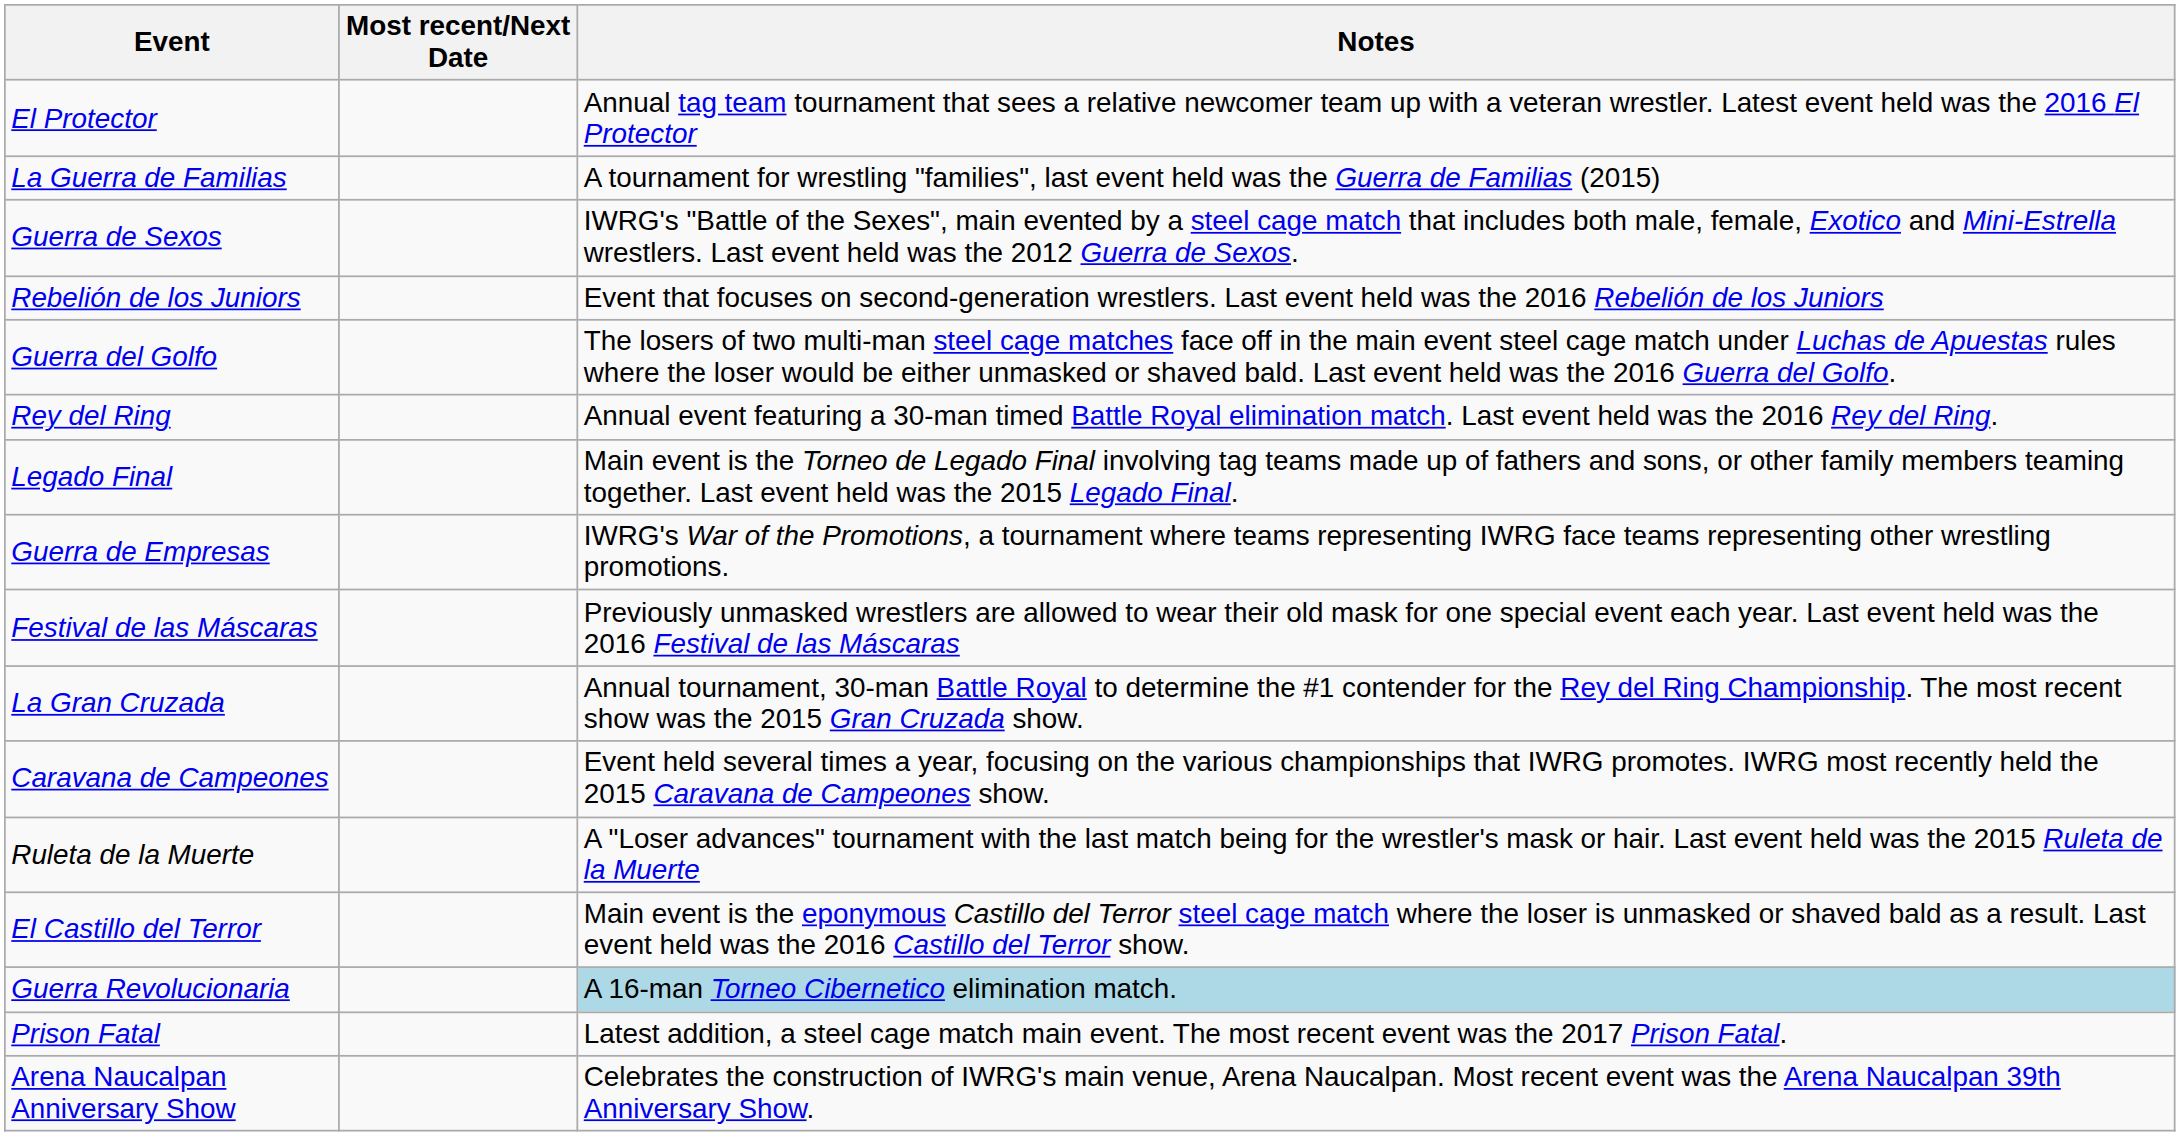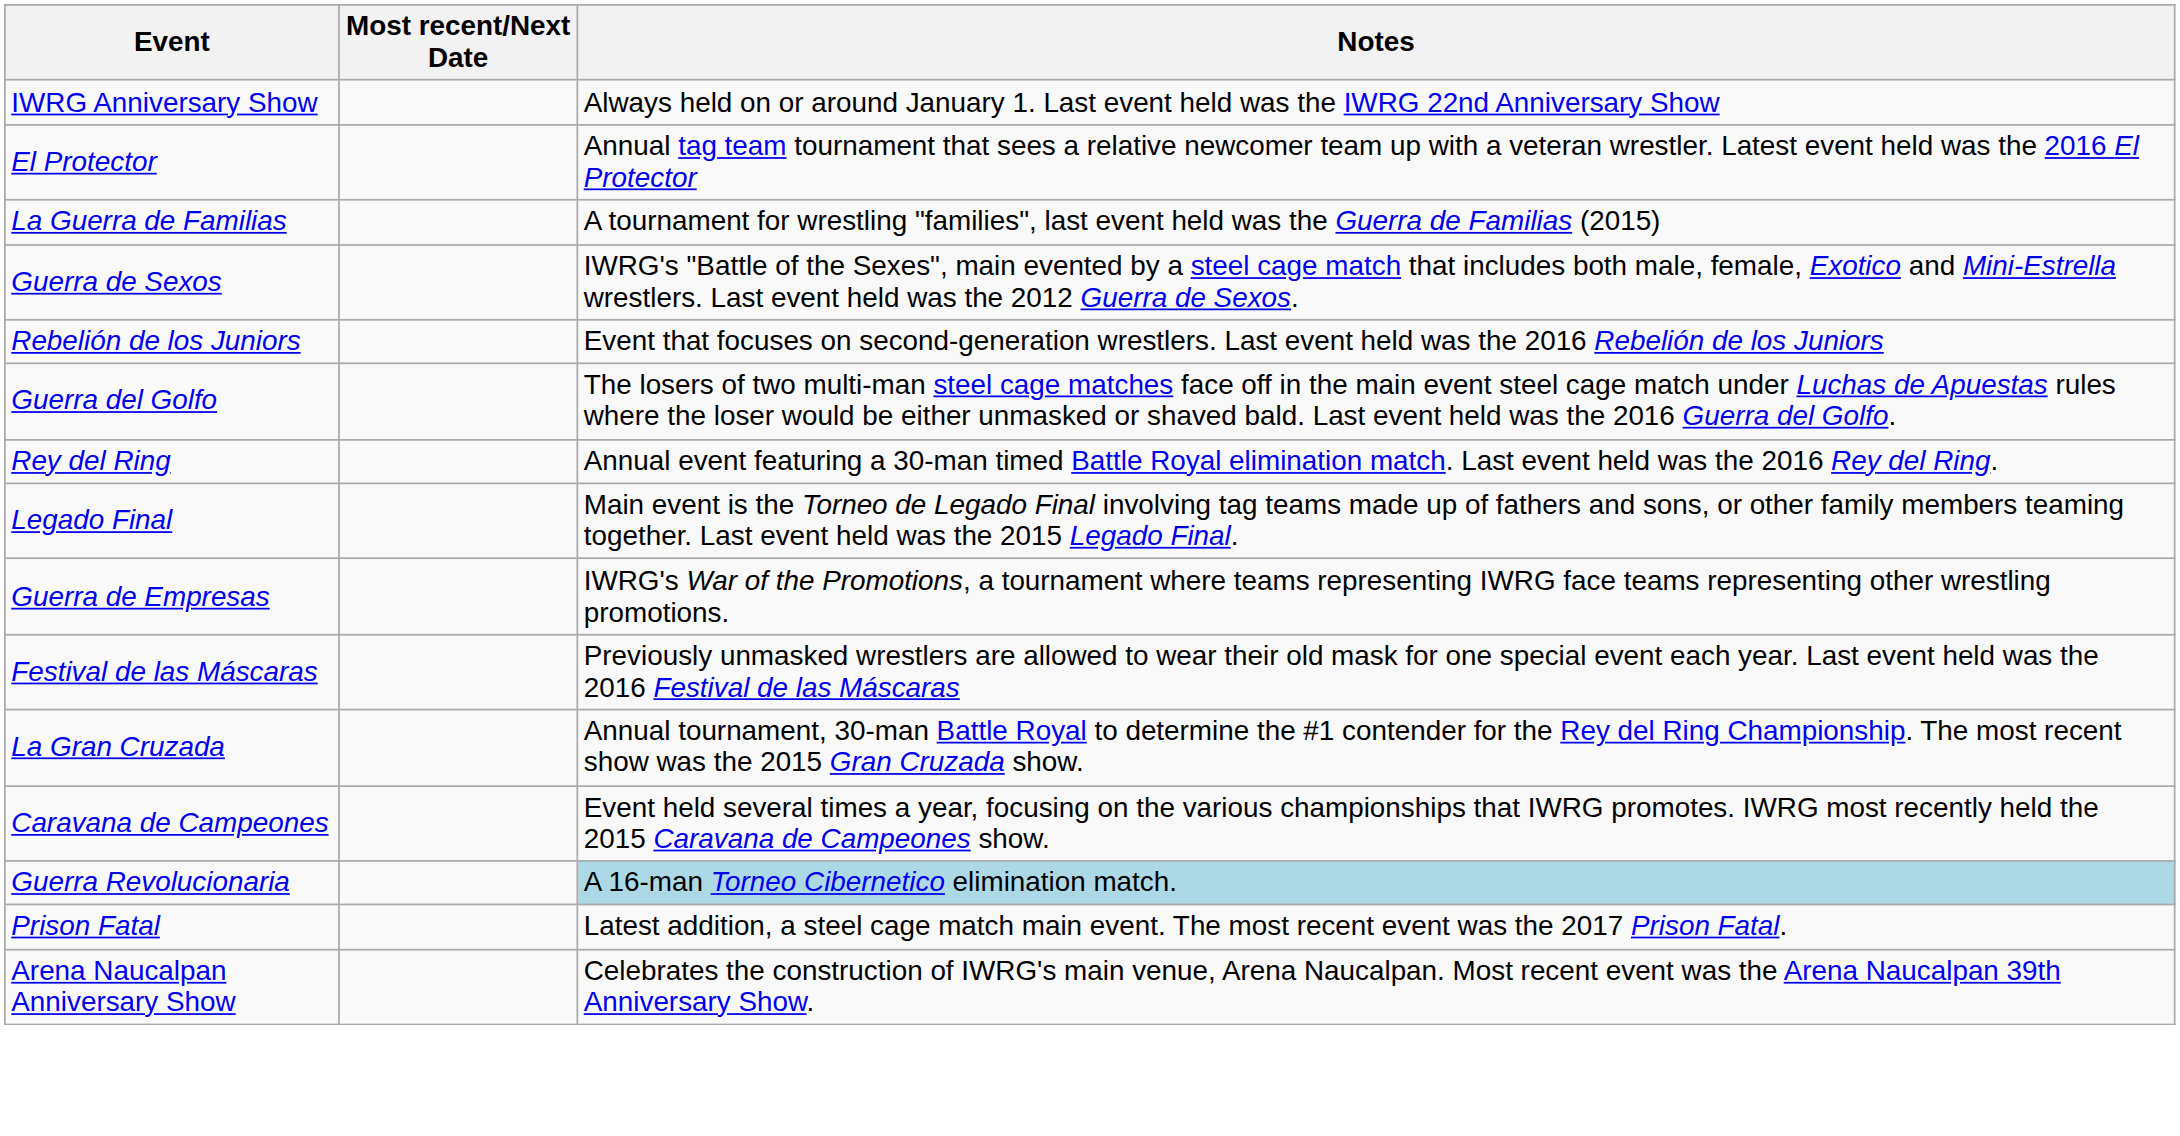+ row: (164, 102)
- row: (133, 853)
- row: (136, 929)
